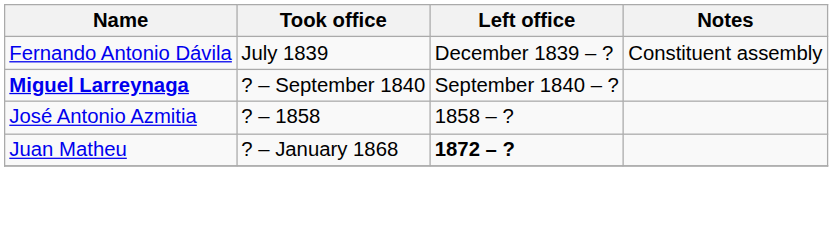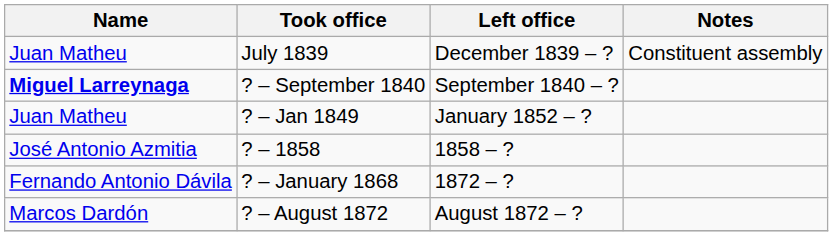(121, 52) Fernando Antonio Dávila -> (68, 52) Juan Matheu
+ row: (300, 117)
(68, 149) Juan Matheu -> (121, 181) Fernando Antonio Dávila
(475, 149) bold -> (474, 181) normal
+ row: (315, 213)
